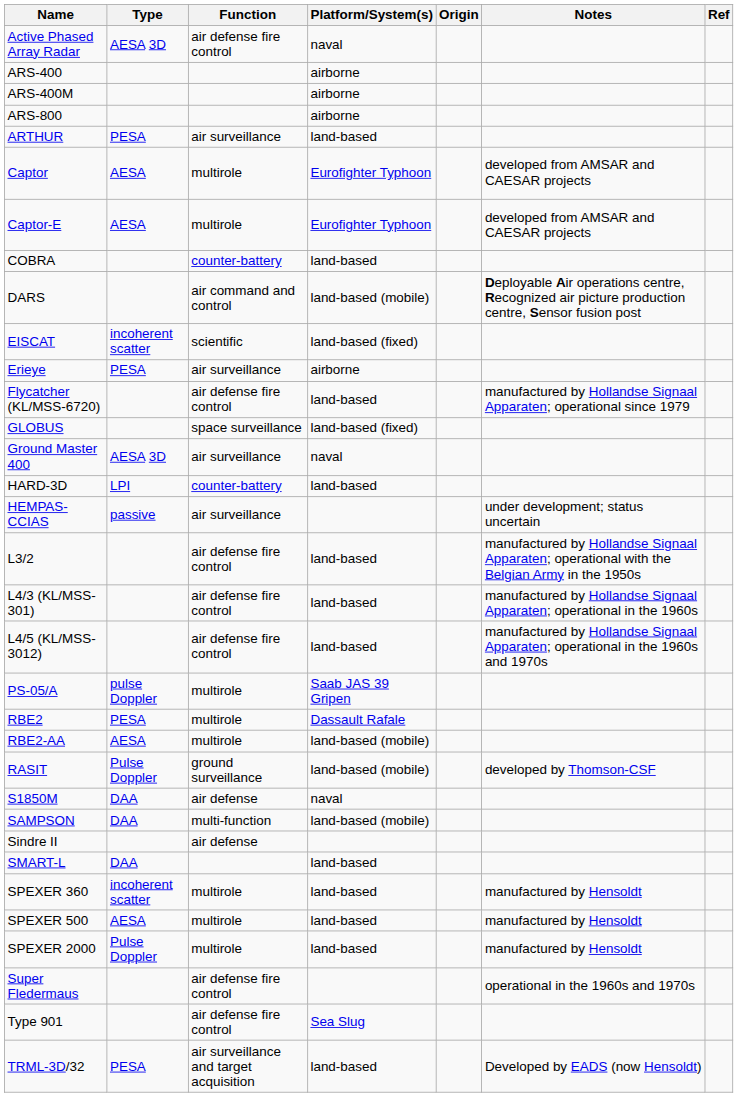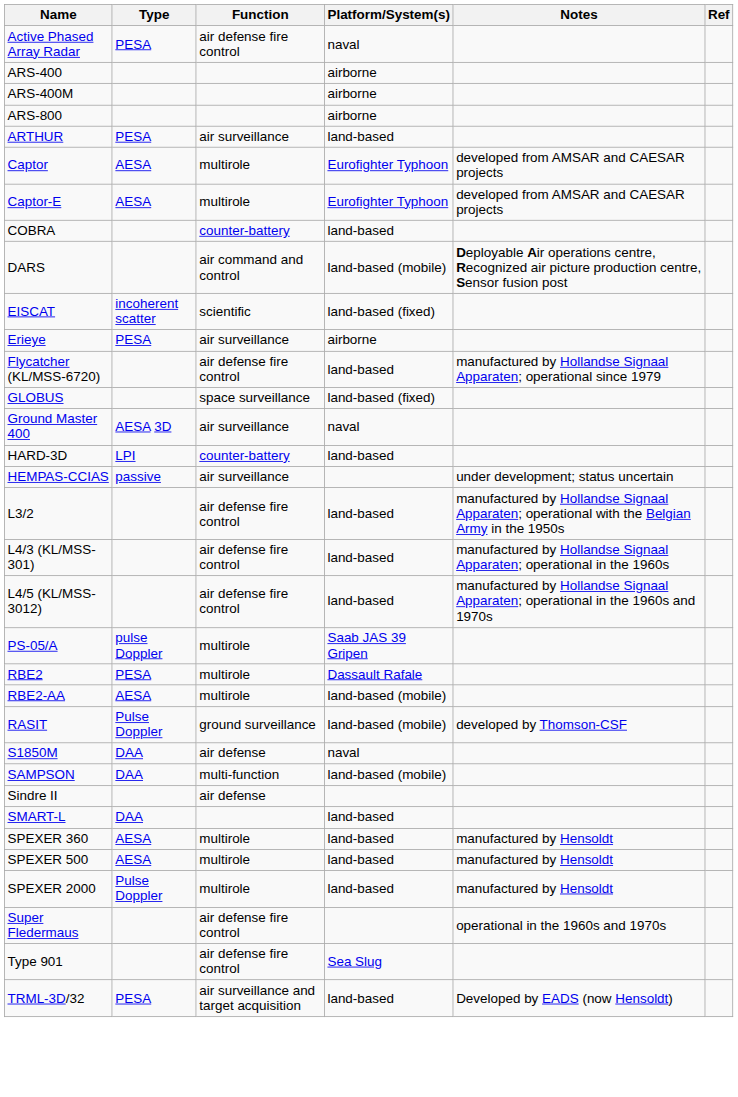- column: (459, 15)
(138, 44) AESA 3D -> (133, 44) PESA
(141, 891) incoherent scatter -> (133, 838) AESA
